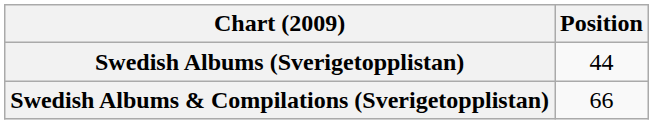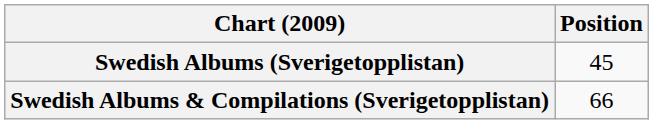(601, 61) 44 -> (601, 61) 45
